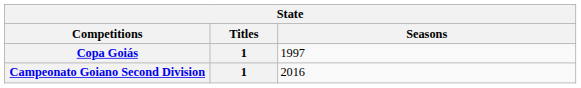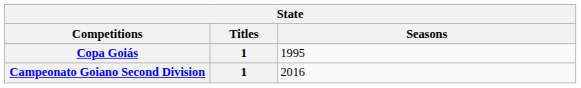(293, 53) 1997 -> (293, 53) 1995
